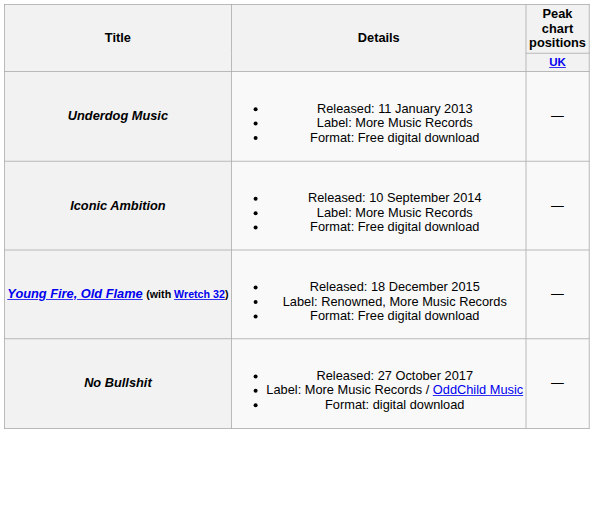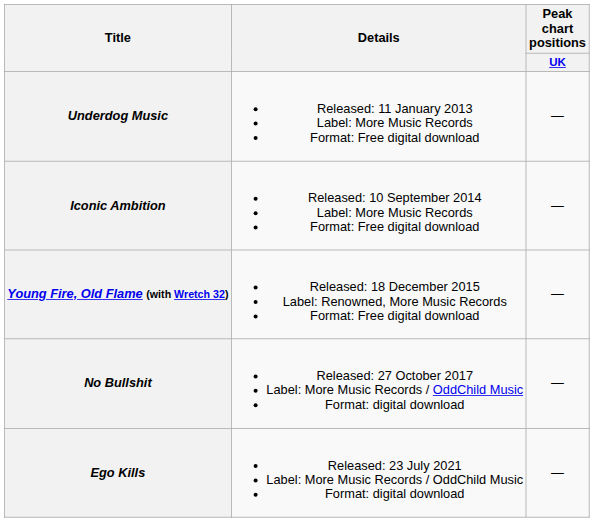+ row: (118, 472)
